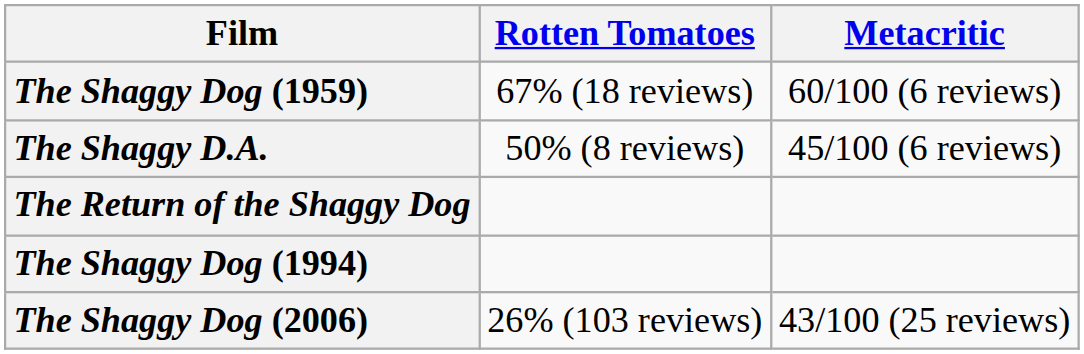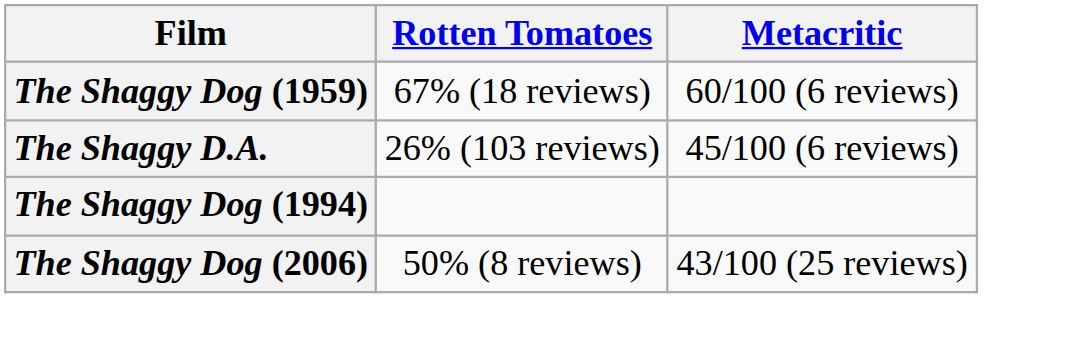(625, 147) 50% (8 reviews) -> (522, 147) 26% (103 reviews)
- row: (242, 205)
(625, 319) 26% (103 reviews) -> (522, 262) 50% (8 reviews)
